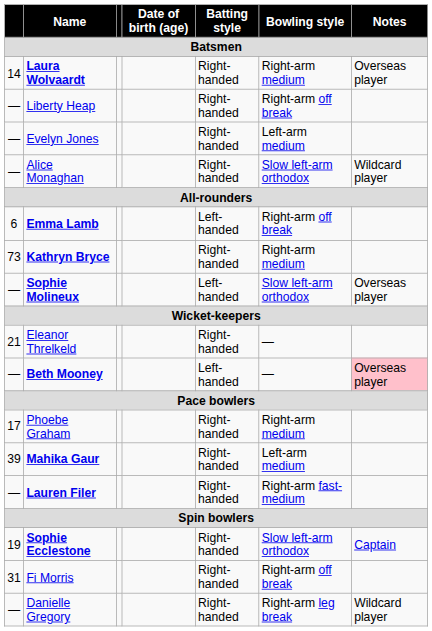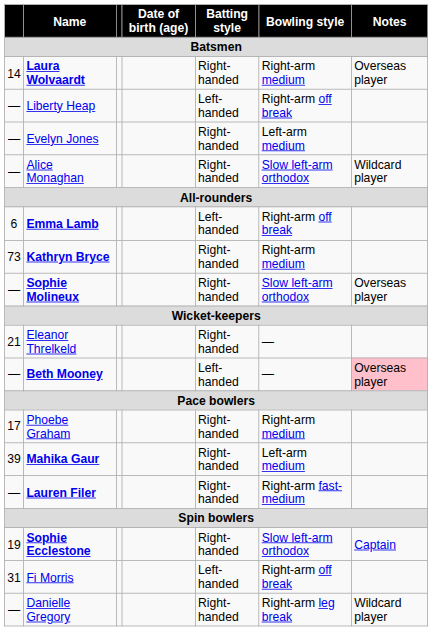(218, 106) Right-handed -> (218, 106) Left-handed
(218, 289) Left-handed -> (218, 289) Right-handed
(218, 577) Right-handed -> (218, 577) Left-handed
